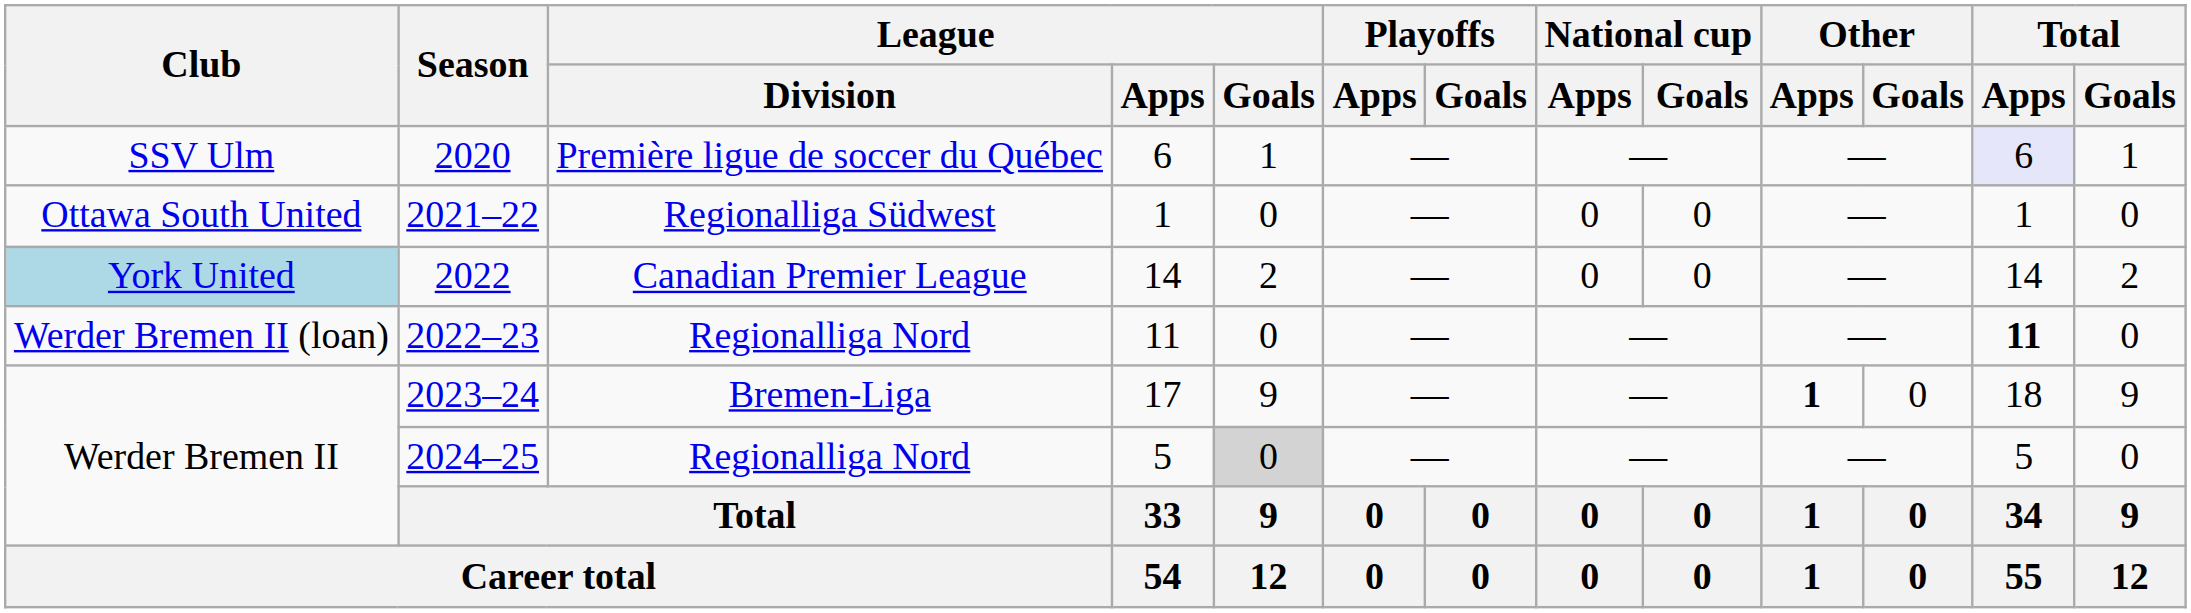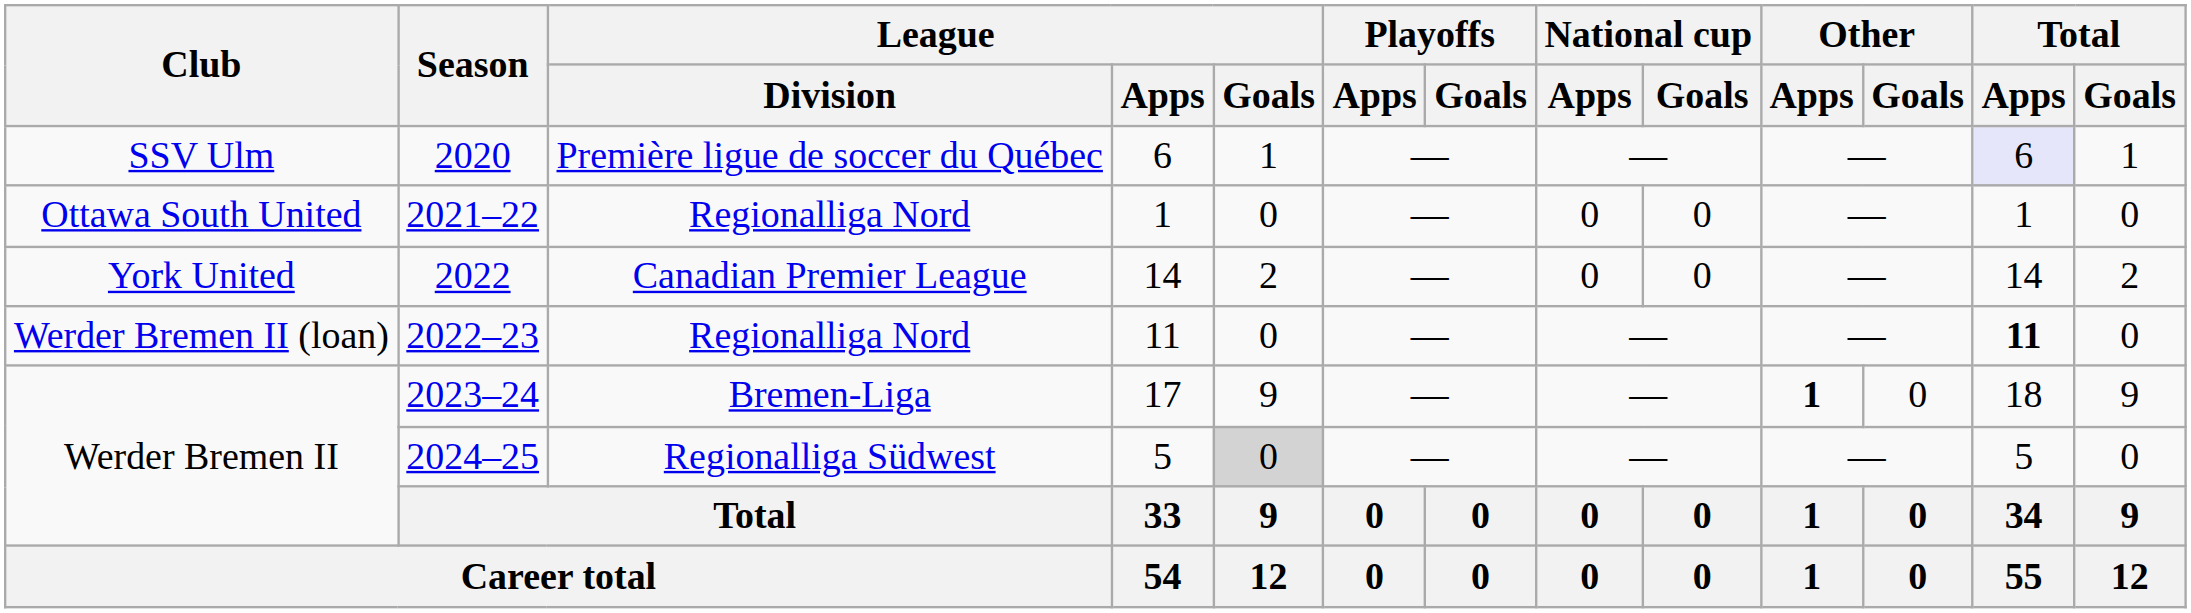(830, 214) Regionalliga Südwest -> (830, 214) Regionalliga Nord
(201, 275) lightblue background -> (201, 275) no background
(830, 455) Regionalliga Nord -> (830, 455) Regionalliga Südwest
